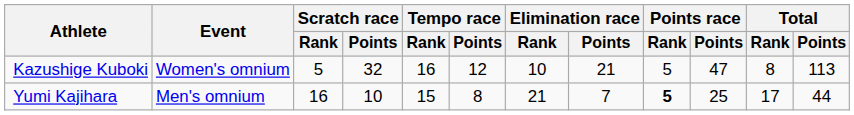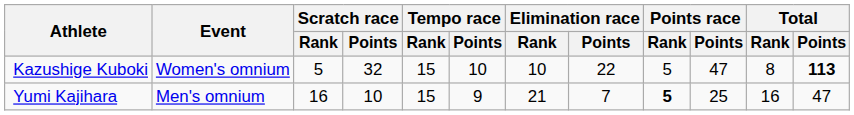(426, 70) 16 -> (426, 70) 15
(478, 70) 12 -> (478, 70) 10
(606, 70) 21 -> (606, 70) 22
(822, 70) normal -> (822, 70) bold
(478, 97) 8 -> (478, 97) 9
(770, 97) 17 -> (770, 97) 16
(822, 97) 44 -> (822, 97) 47
